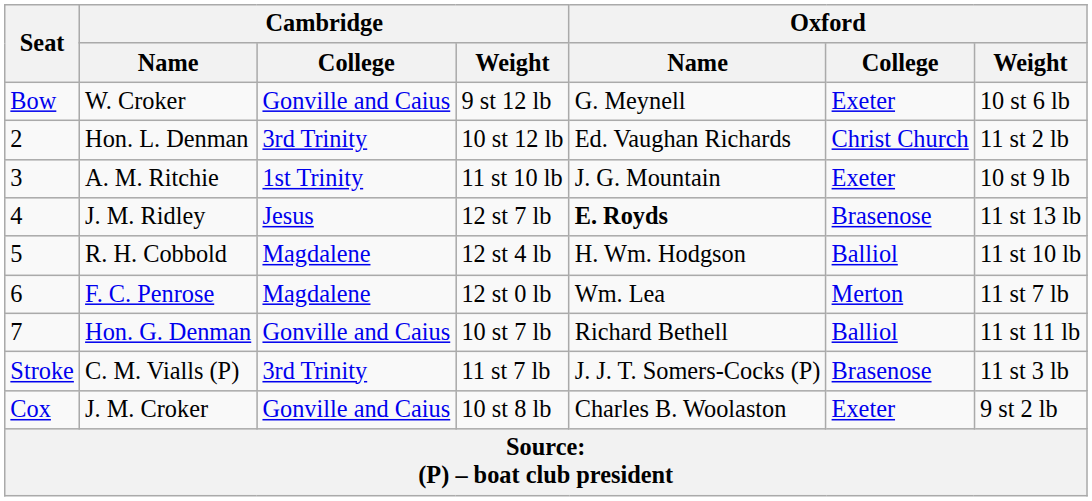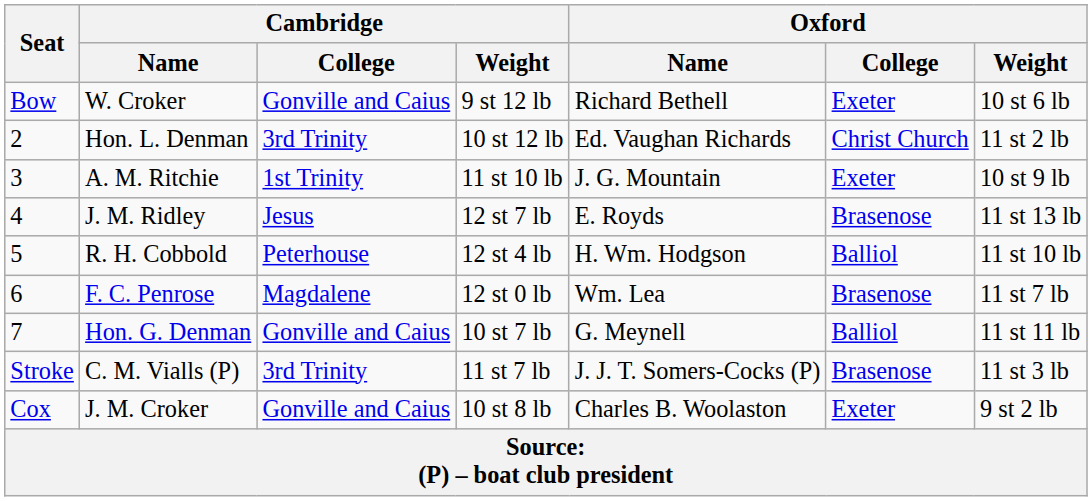(630, 100) G. Meynell -> (651, 100) Richard Bethell
(621, 216) bold -> (619, 216) normal
(316, 255) Magdalene -> (316, 255) Peterhouse
(867, 293) Merton -> (882, 293) Brasenose
(651, 332) Richard Bethell -> (630, 332) G. Meynell
